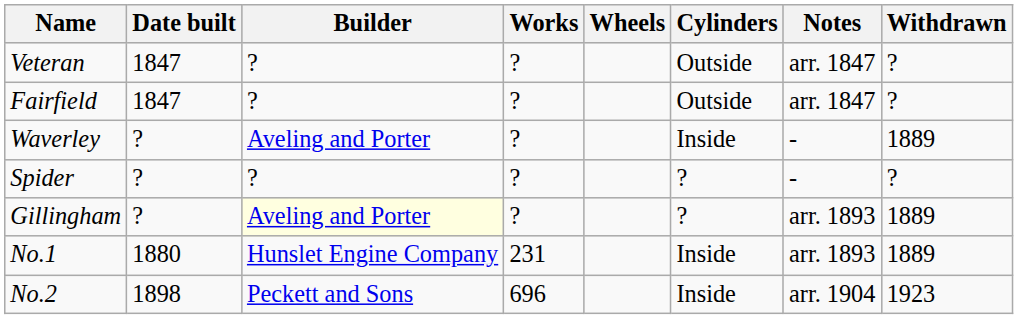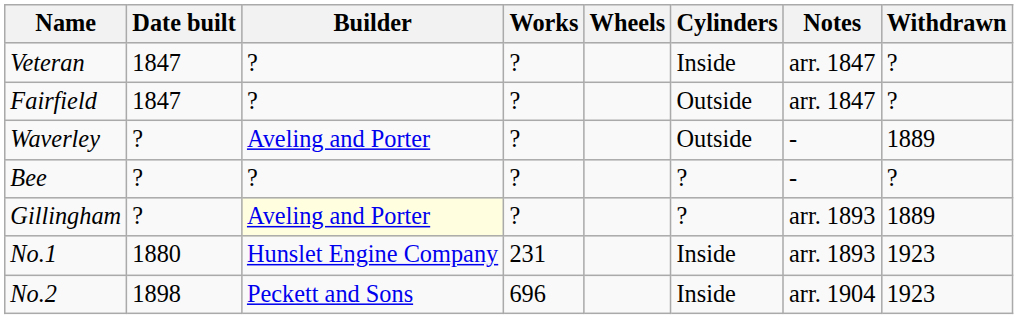(714, 62) Outside -> (706, 62) Inside
(706, 139) Inside -> (714, 139) Outside
+ row: (29, 178)
- row: (42, 178)
(911, 255) 1889 -> (911, 255) 1923
